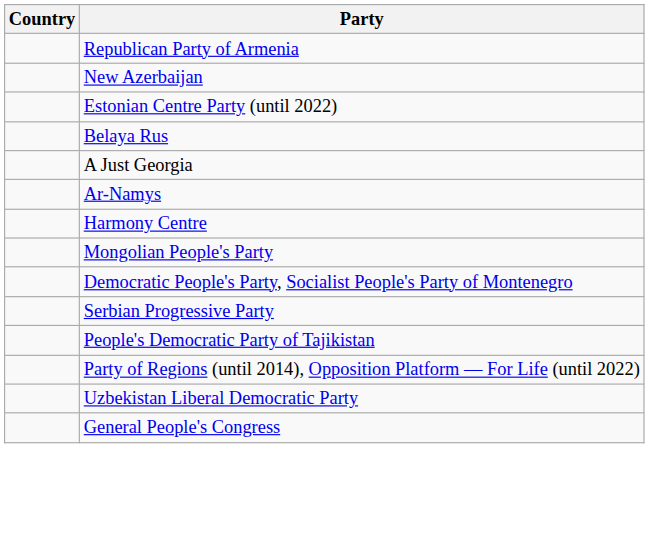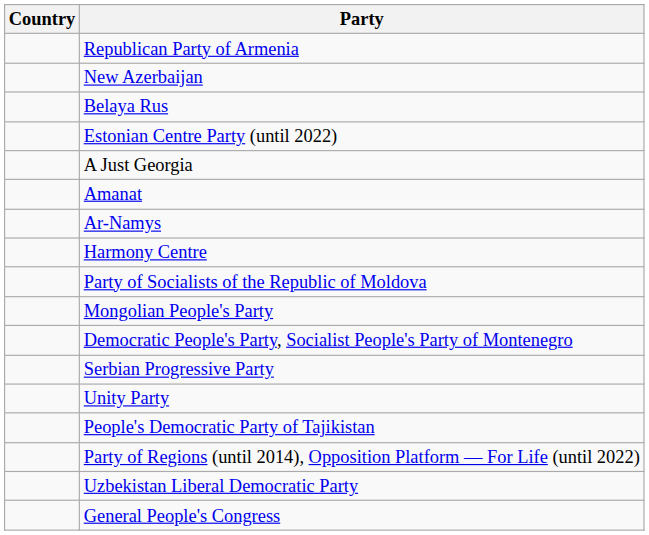rows swapped: (126, 135) <-> (210, 106)
+ row: (113, 194)
+ row: (255, 281)
+ row: (126, 398)
